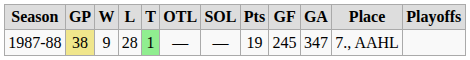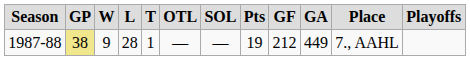(151, 42) lightgreen background -> (151, 42) no background
(285, 42) 245 -> (285, 42) 212
(316, 42) 347 -> (316, 42) 449
